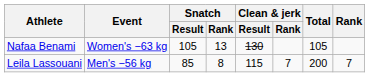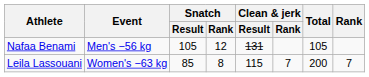(127, 46) Women's −63 kg -> (119, 46) Men's −56 kg
(221, 46) 13 -> (221, 46) 12
(254, 46) 130 -> (254, 46) 131
(119, 64) Men's −56 kg -> (127, 64) Women's −63 kg
